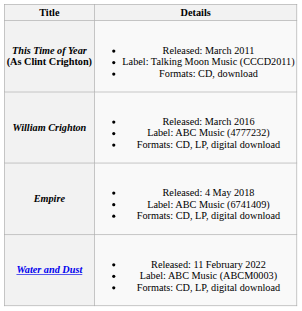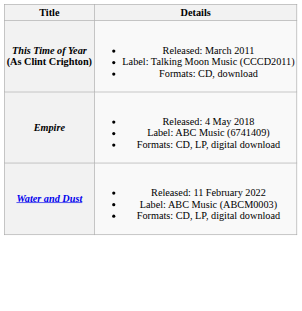- row: (49, 127)
